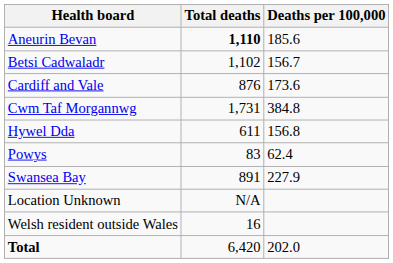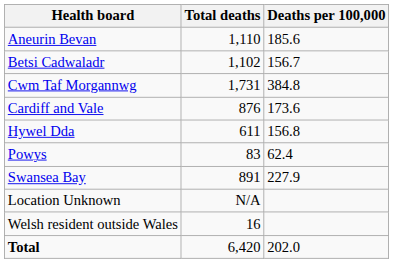(245, 39) bold -> (244, 39) normal
rows swapped: (56, 85) <-> (72, 108)
